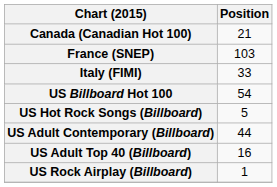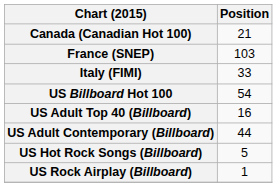rows swapped: (111, 113) <-> (111, 152)
